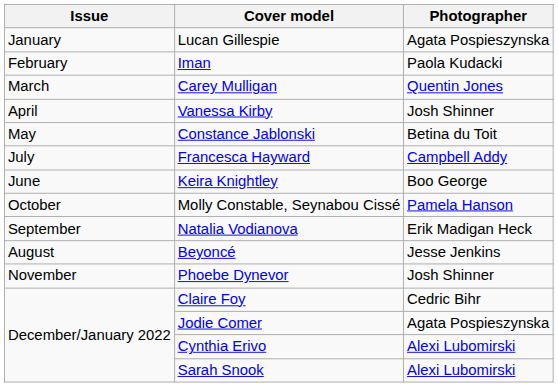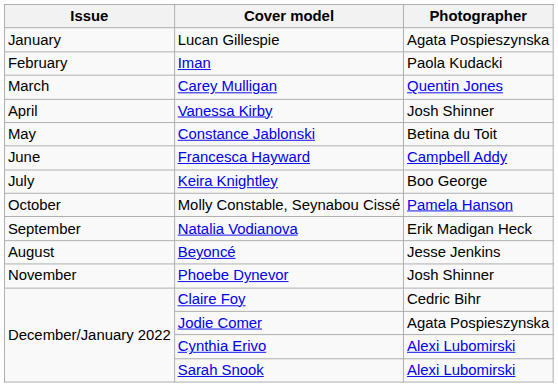(21, 157) July -> (24, 157) June
(24, 181) June -> (21, 181) July
